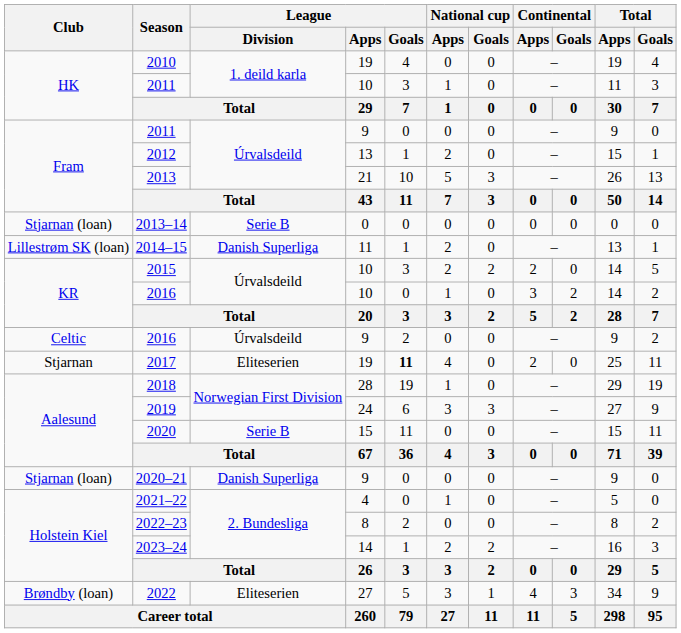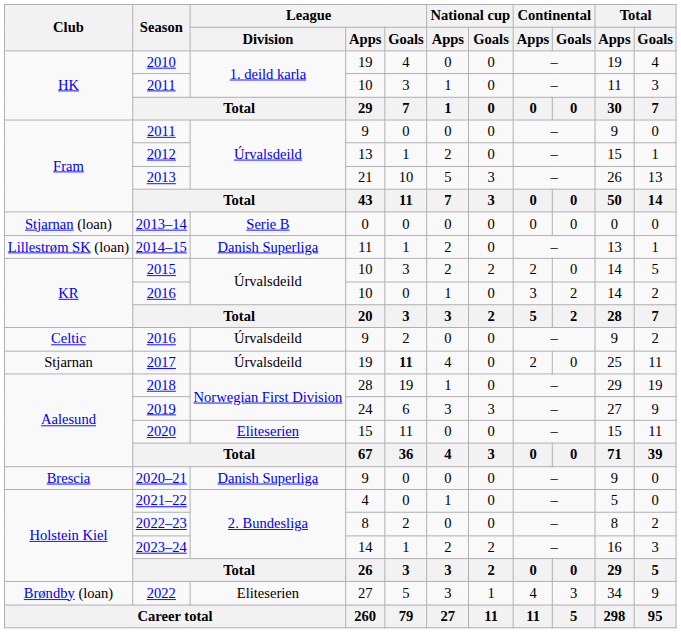(268, 362) Eliteserien -> (268, 362) Úrvalsdeild
(268, 431) Serie B -> (268, 431) Eliteserien
(68, 477) Stjarnan (loan) -> (68, 477) Brescia
